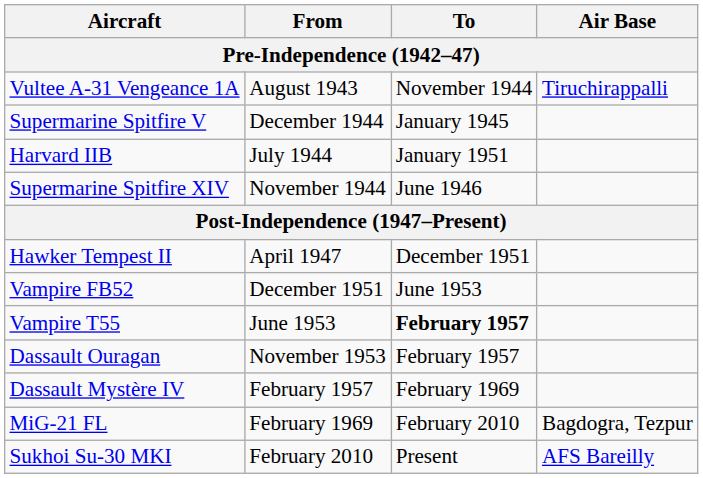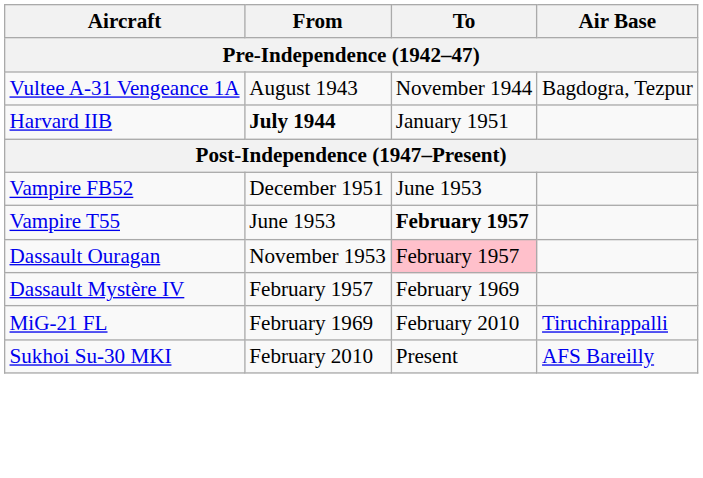(605, 88) Tiruchirappalli -> (617, 88) Bagdogra, Tezpur
- row: (108, 121)
(291, 155) normal -> (292, 121) bold
- row: (119, 188)
- row: (91, 255)
(458, 356) no background -> (458, 255) pink background
(617, 423) Bagdogra, Tezpur -> (605, 322) Tiruchirappalli
